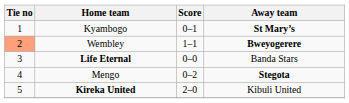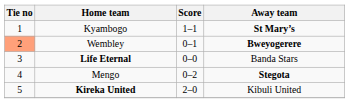(190, 28) 0–1 -> (190, 28) 1–1
(190, 43) 1–1 -> (190, 43) 0–1
